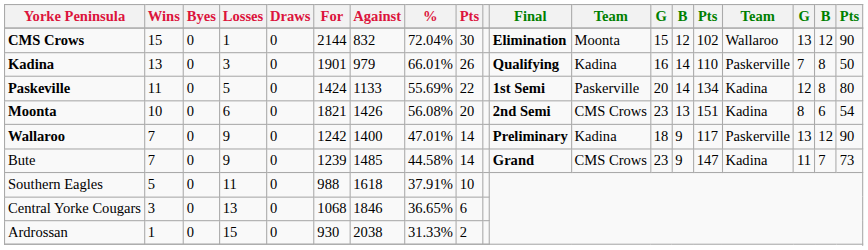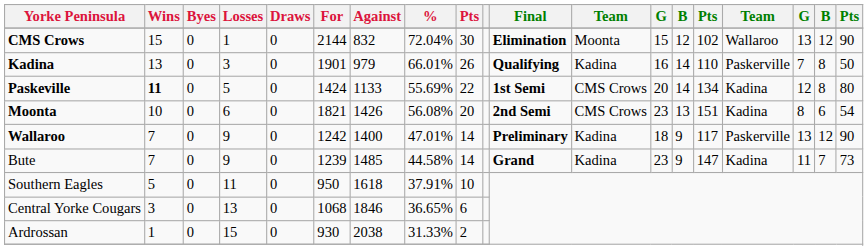(155, 88) normal -> (155, 88) bold
(607, 88) Paskerville -> (611, 88) CMS Crows
(611, 160) CMS Crows -> (596, 160) Kadina
(328, 184) 988 -> (328, 184) 950
